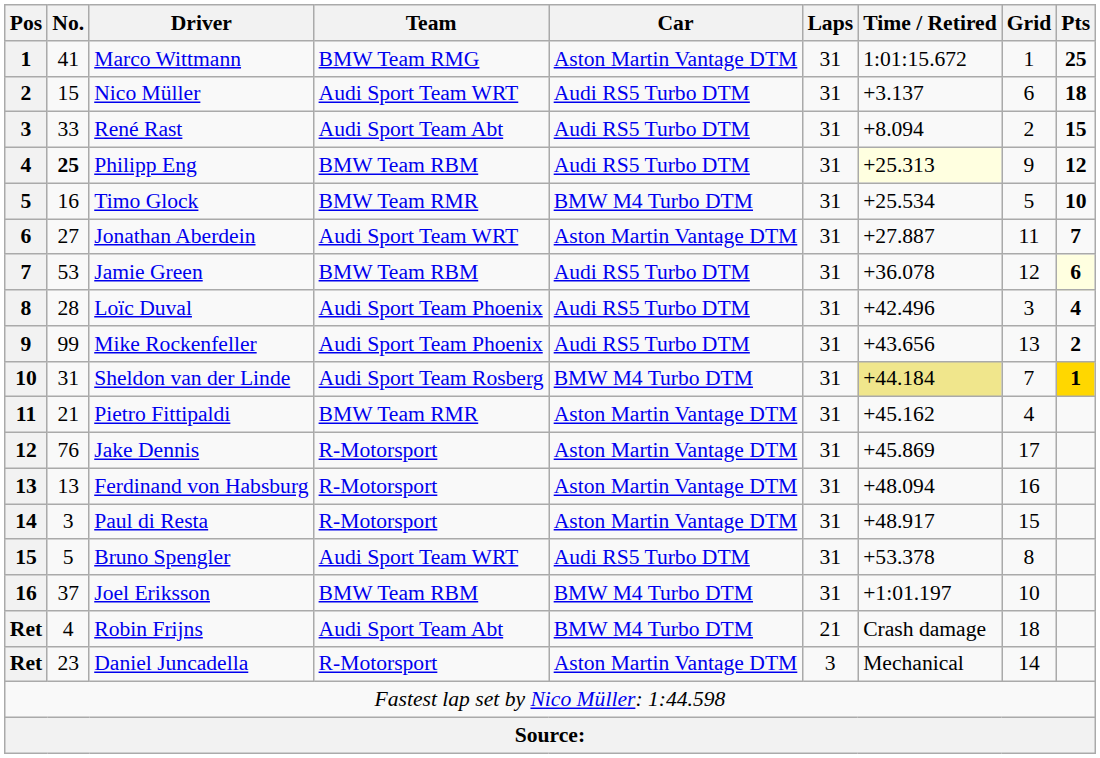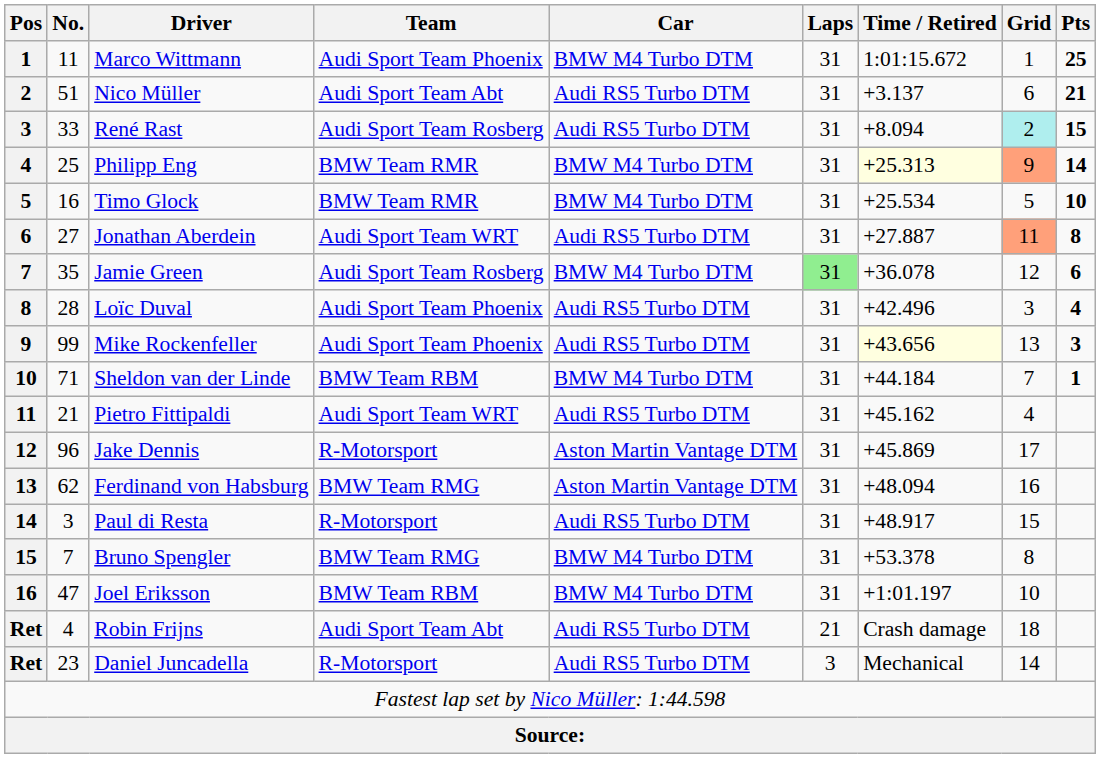(68, 58) 41 -> (68, 58) 11
(399, 58) BMW Team RMG -> (431, 58) Audi Sport Team Phoenix
(675, 58) Aston Martin Vantage DTM -> (653, 58) BMW M4 Turbo DTM
(68, 93) 15 -> (68, 93) 51
(418, 93) Audi Sport Team WRT -> (411, 93) Audi Sport Team Abt
(1076, 93) 18 -> (1076, 93) 21
(411, 129) Audi Sport Team Abt -> (431, 129) Audi Sport Team Rosberg
(1029, 129) no background -> (1029, 129) paleturquoise background
(68, 165) bold -> (68, 165) normal
(398, 165) BMW Team RBM -> (398, 165) BMW Team RMR
(652, 165) Audi RS5 Turbo DTM -> (653, 165) BMW M4 Turbo DTM
(1029, 165) no background -> (1029, 165) lightsalmon background
(1076, 165) 12 -> (1076, 165) 14
(675, 236) Aston Martin Vantage DTM -> (652, 236) Audi RS5 Turbo DTM
(1029, 236) no background -> (1029, 236) lightsalmon background
(1076, 236) 7 -> (1076, 236) 8
(68, 272) 53 -> (68, 272) 35
(398, 272) BMW Team RBM -> (431, 272) Audi Sport Team Rosberg
(652, 272) Audi RS5 Turbo DTM -> (653, 272) BMW M4 Turbo DTM
(830, 272) no background -> (830, 272) lightgreen background
(1076, 272) lightyellow background -> (1076, 272) no background
(899, 343) no background -> (899, 343) lightyellow background
(1076, 343) 2 -> (1076, 343) 3
(68, 378) 31 -> (68, 378) 71
(431, 378) Audi Sport Team Rosberg -> (398, 378) BMW Team RBM
(899, 378) khaki background -> (899, 378) no background
(1076, 378) gold background -> (1076, 378) no background
(398, 414) BMW Team RMR -> (418, 414) Audi Sport Team WRT
(675, 414) Aston Martin Vantage DTM -> (652, 414) Audi RS5 Turbo DTM
(68, 450) 76 -> (68, 450) 96
(68, 485) 13 -> (68, 485) 62
(378, 485) R-Motorsport -> (399, 485) BMW Team RMG
(675, 521) Aston Martin Vantage DTM -> (652, 521) Audi RS5 Turbo DTM
(68, 557) 5 -> (68, 557) 7
(418, 557) Audi Sport Team WRT -> (399, 557) BMW Team RMG
(652, 557) Audi RS5 Turbo DTM -> (653, 557) BMW M4 Turbo DTM
(68, 592) 37 -> (68, 592) 47
(653, 628) BMW M4 Turbo DTM -> (652, 628) Audi RS5 Turbo DTM
(675, 663) Aston Martin Vantage DTM -> (652, 663) Audi RS5 Turbo DTM
